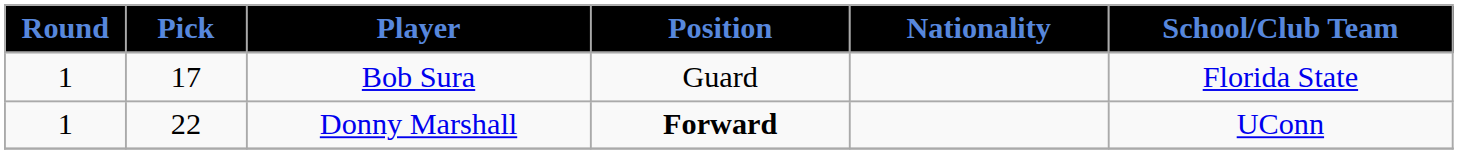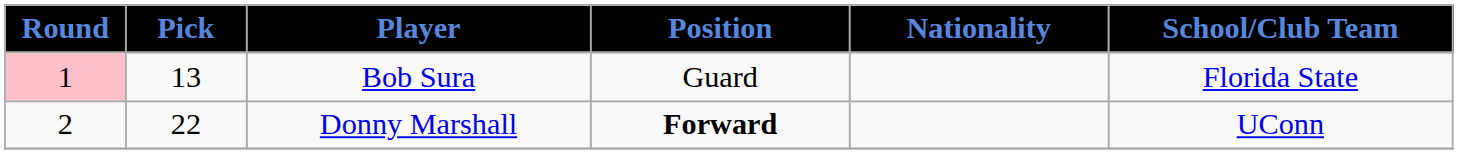(65, 76) no background -> (65, 76) pink background
(186, 76) 17 -> (186, 76) 13
(65, 124) 1 -> (65, 124) 2
